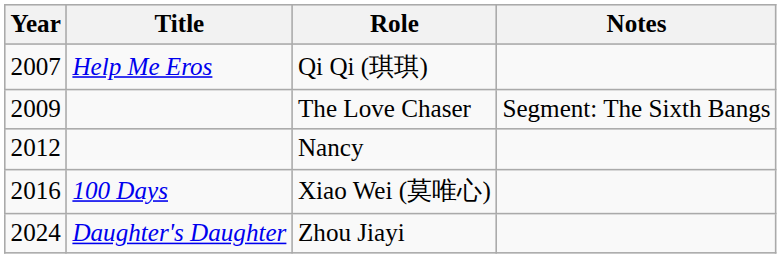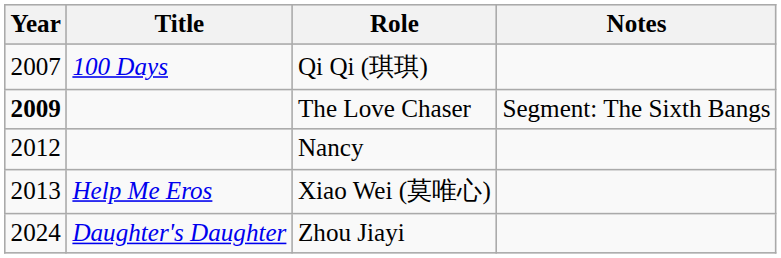(142, 66) Help Me Eros -> (120, 66) 100 Days
(36, 108) normal -> (36, 108) bold
(36, 190) 2016 -> (36, 190) 2013
(120, 190) 100 Days -> (142, 190) Help Me Eros
